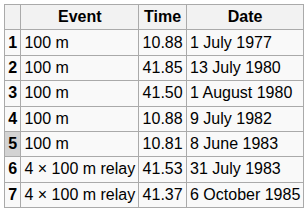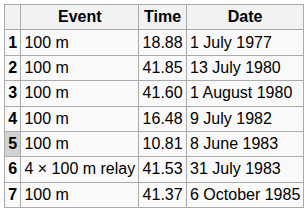(163, 42) 10.88 -> (163, 42) 18.88
(163, 93) 41.50 -> (163, 93) 41.60
(163, 118) 10.88 -> (163, 118) 16.48
(80, 194) 4 × 100 m relay -> (47, 194) 100 m
